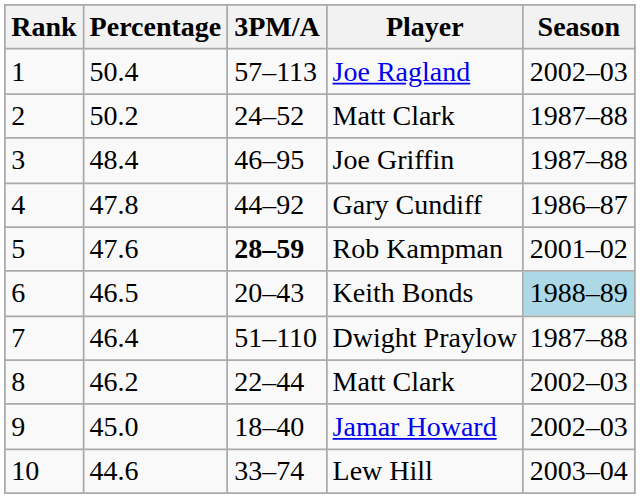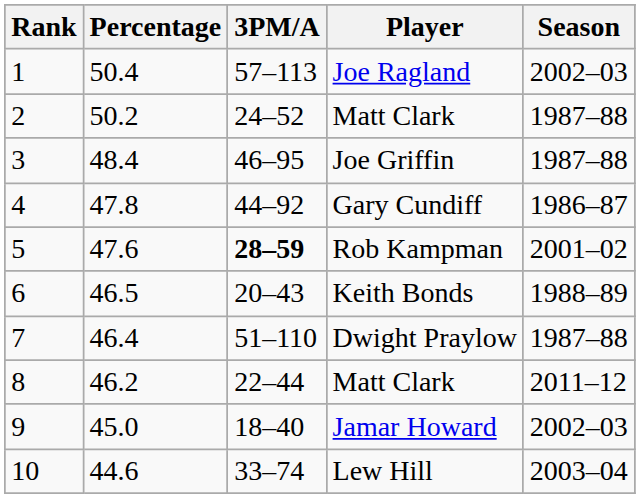(579, 293) lightblue background -> (579, 293) no background
(579, 381) 2002–03 -> (578, 381) 2011–12
